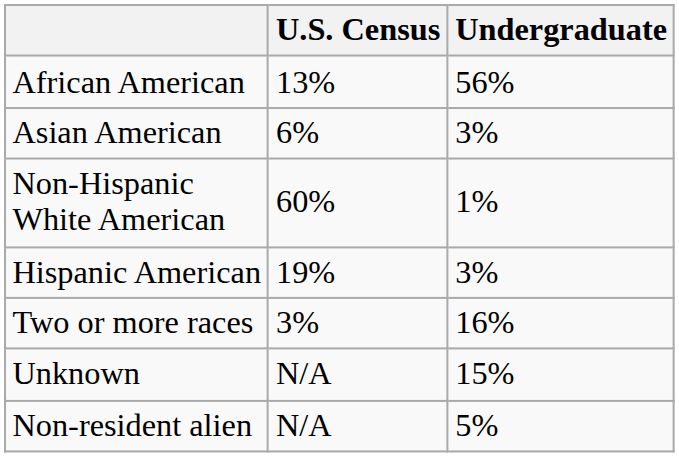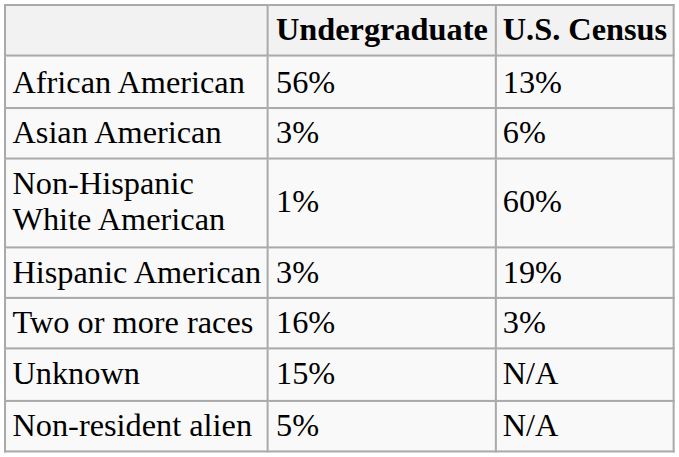columns swapped: (561, 30) <-> (358, 30)
